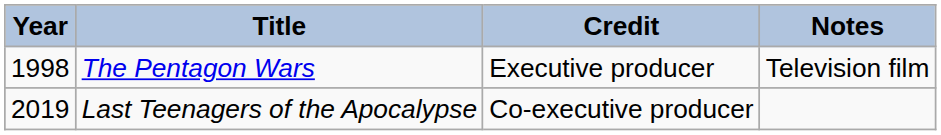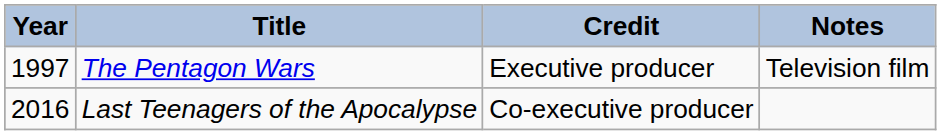(40, 67) 1998 -> (40, 67) 1997
(40, 109) 2019 -> (40, 109) 2016
